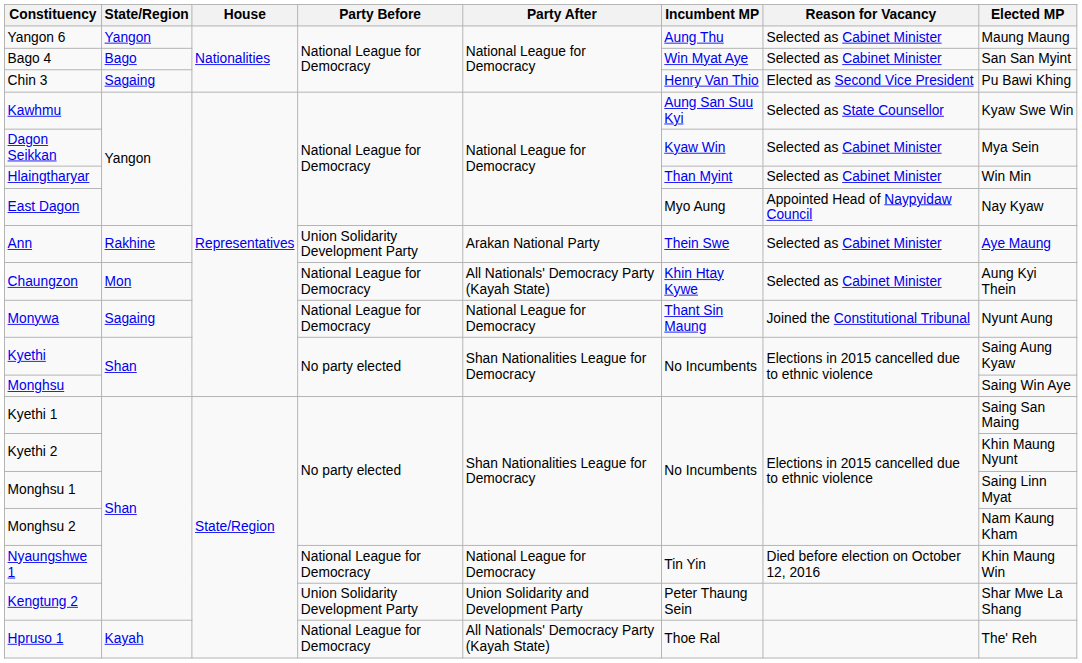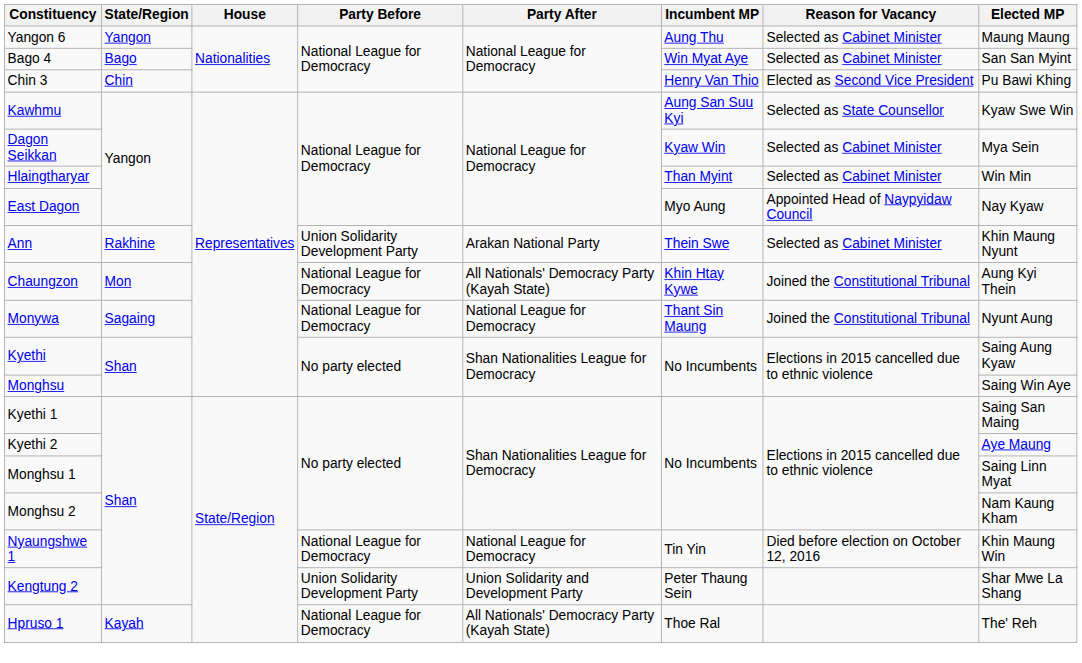(130, 80) Sagaing -> (119, 80) Chin
(1016, 244) Aye Maung -> (1018, 244) Khin Maung Nyunt
(854, 281) Selected as Cabinet Minister -> (868, 281) Joined the Constitutional Tribunal
(1018, 452) Khin Maung Nyunt -> (1016, 444) Aye Maung
